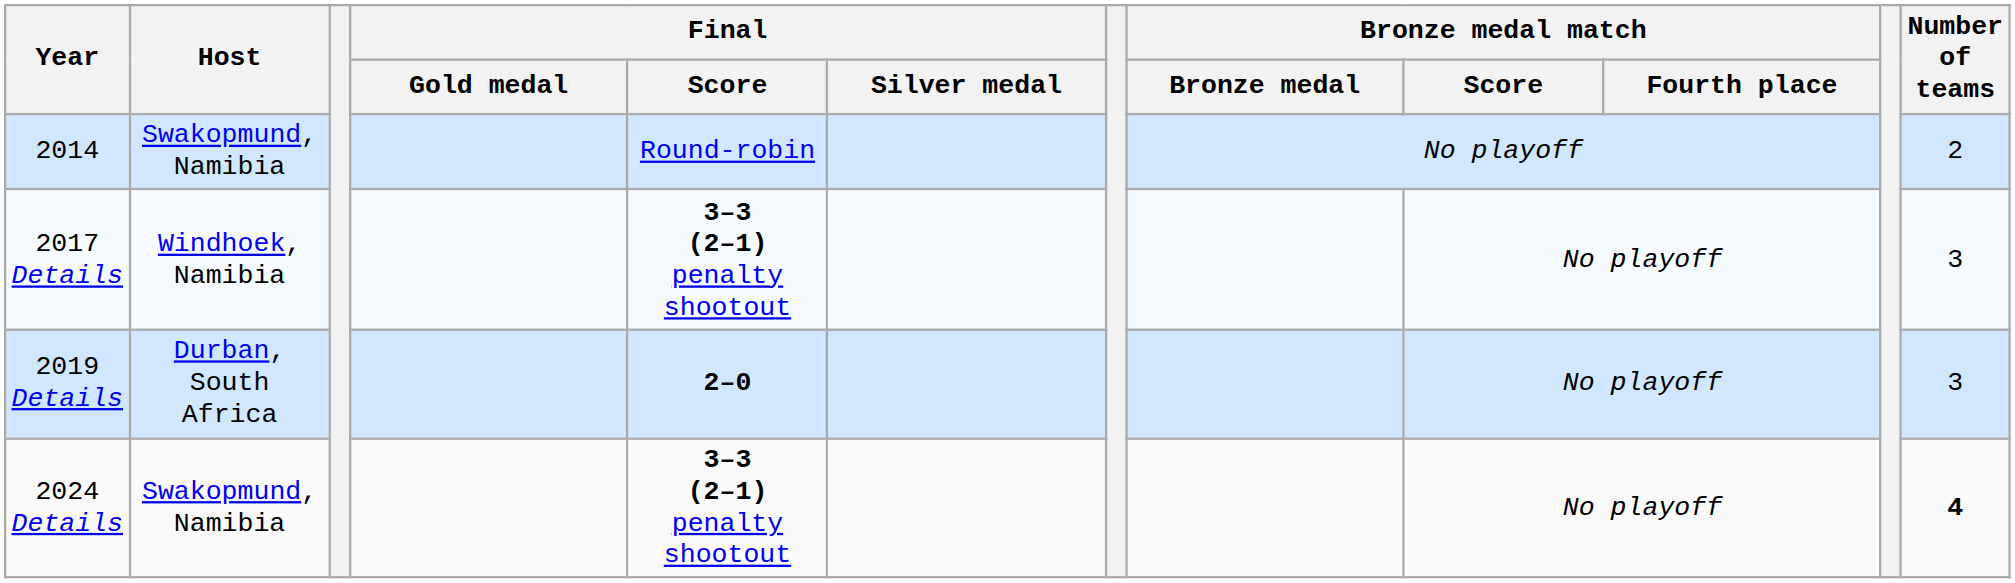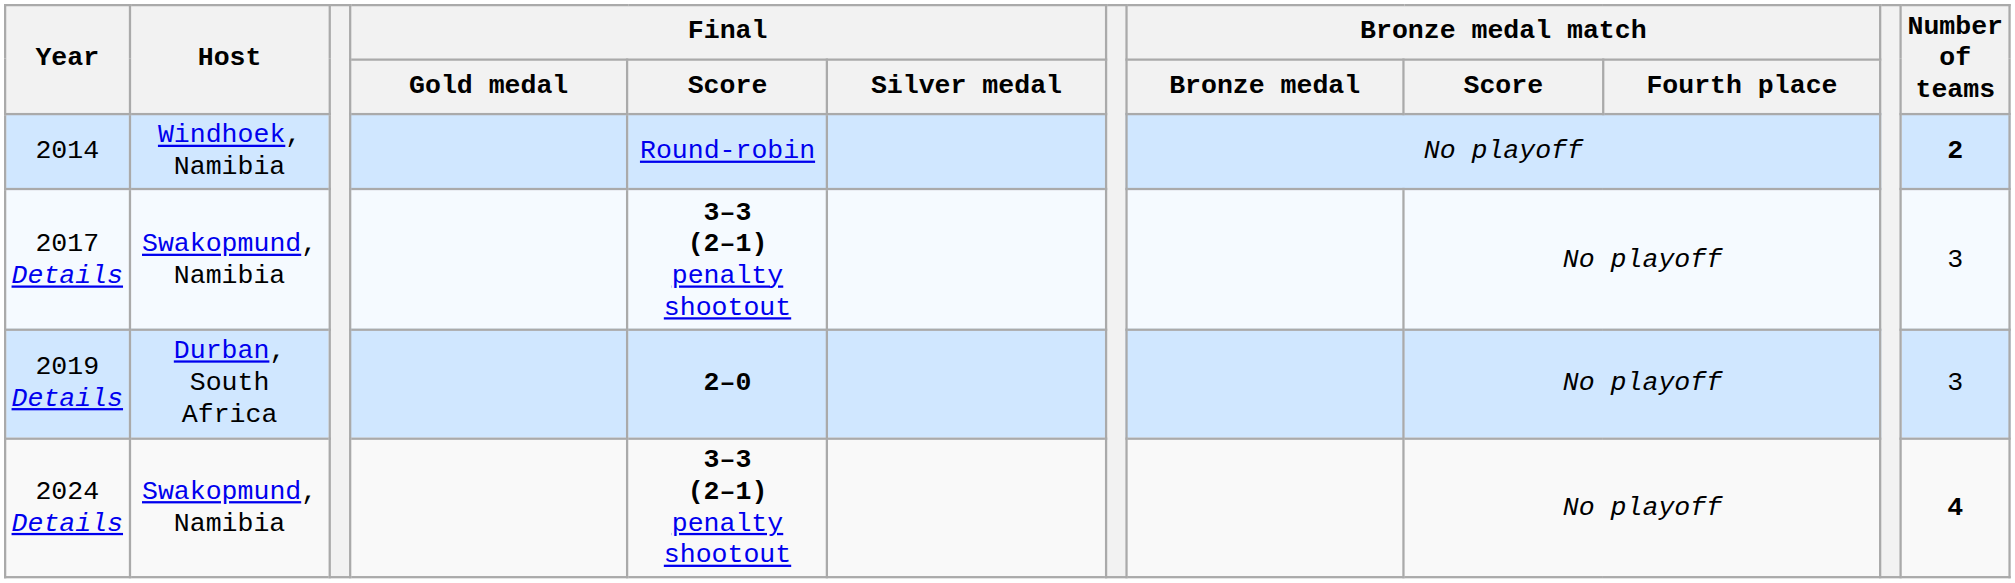(230, 151) Swakopmund, Namibia -> (230, 151) Windhoek, Namibia
(1955, 151) normal -> (1955, 151) bold
(230, 259) Windhoek, Namibia -> (230, 259) Swakopmund, Namibia
